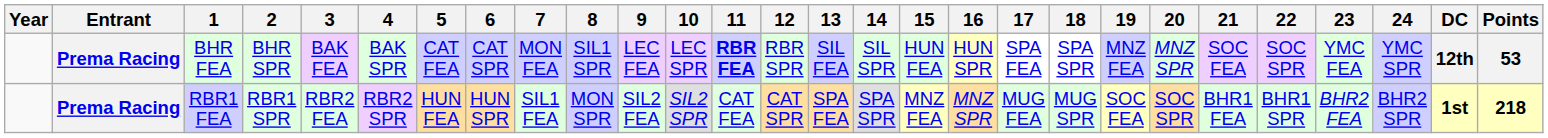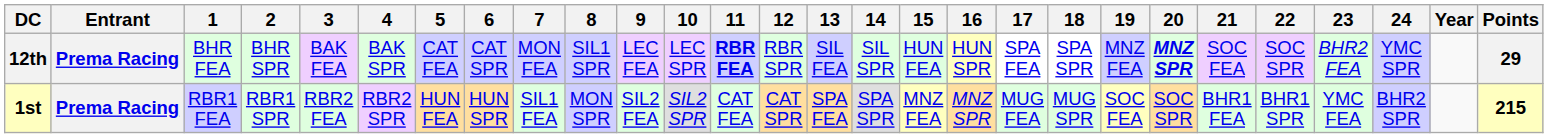columns swapped: (29, 19) <-> (1455, 19)
(1175, 58) normal -> (1174, 58) bold
(1344, 58) YMC FEA -> (1343, 58) BHR2 FEA
(1511, 58) 53 -> (1511, 58) 29
(1344, 108) BHR2 FEA -> (1343, 108) YMC FEA
(1511, 108) 218 -> (1511, 108) 215
